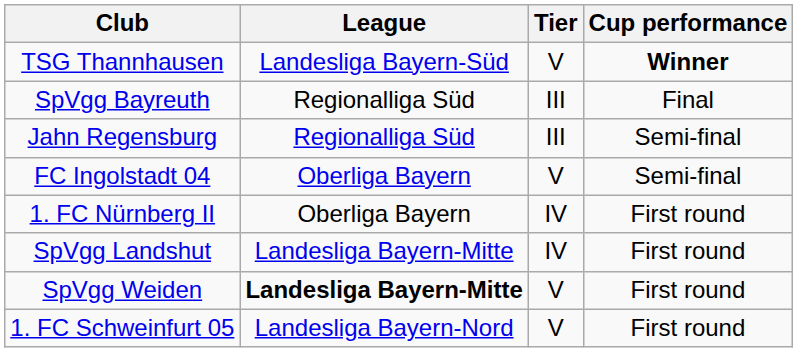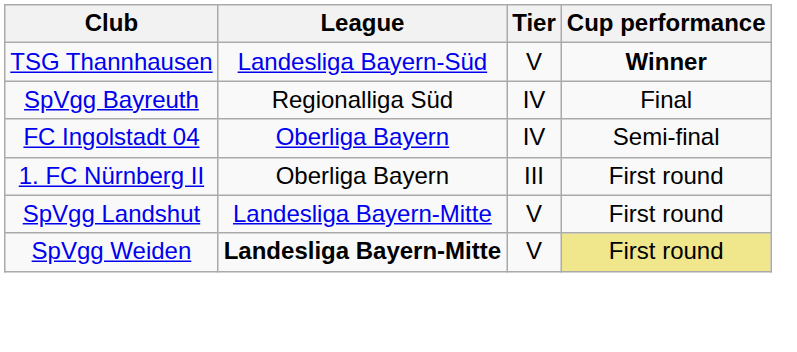(556, 99) III -> (534, 99) IV
- row: (122, 137)
(556, 175) V -> (534, 137) IV
(556, 213) IV -> (534, 175) III
(556, 251) IV -> (534, 213) V
(688, 289) no background -> (666, 251) khaki background
- row: (122, 328)
